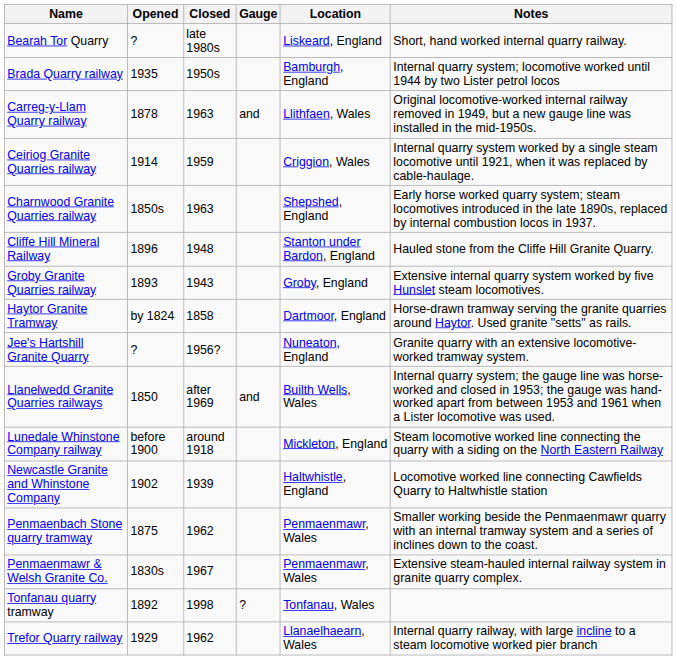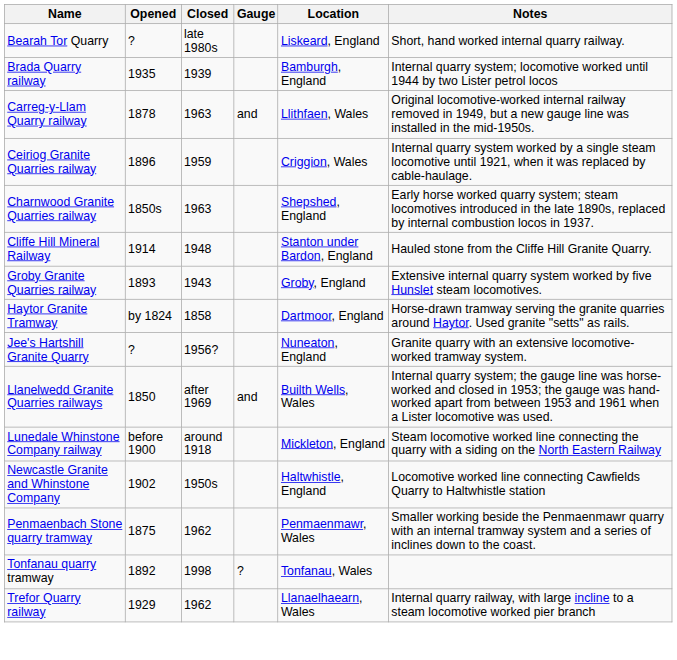(203, 74) 1950s -> (198, 74) 1939
(144, 161) 1914 -> (142, 161) 1896
(144, 249) 1896 -> (142, 249) 1914
(200, 484) 1939 -> (201, 484) 1950s
- row: (57, 571)
